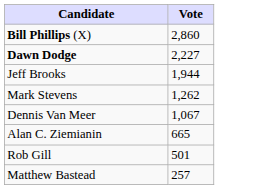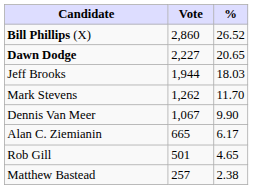+ column: (231, 14)
